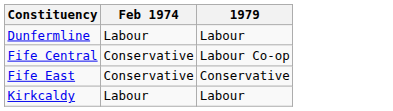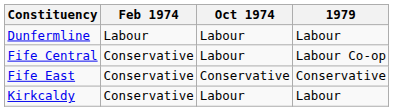+ column: (245, 15)
(126, 96) Labour -> (149, 96) Conservative
